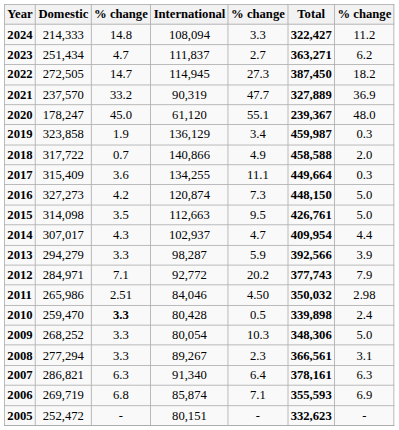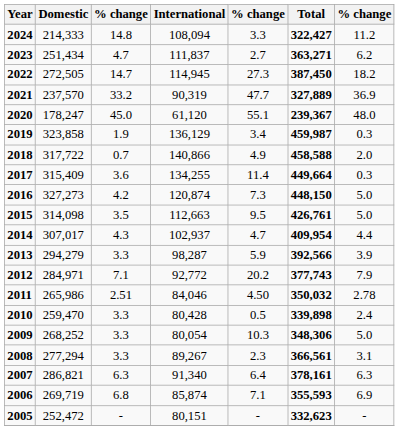(258, 174) 11.1 -> (258, 174) 11.4
(364, 295) 2.98 -> (364, 295) 2.78
(121, 315) bold -> (121, 315) normal
